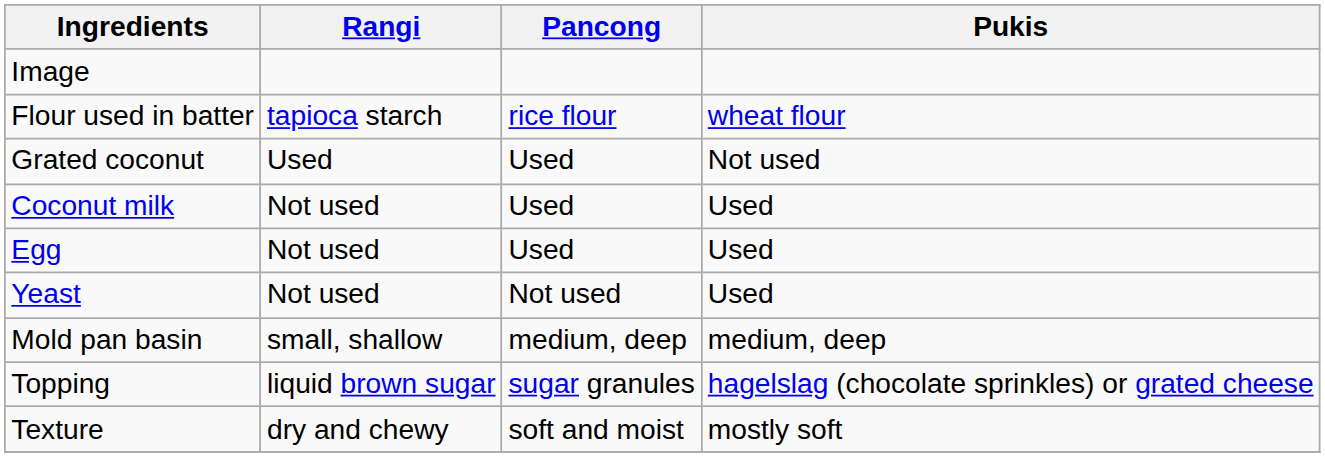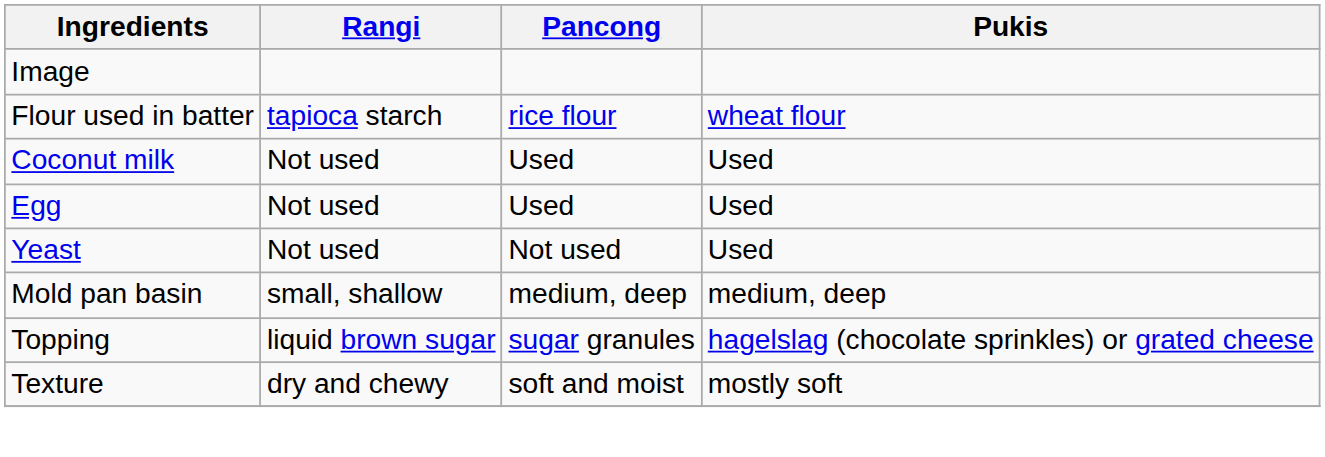- row: (108, 160)
